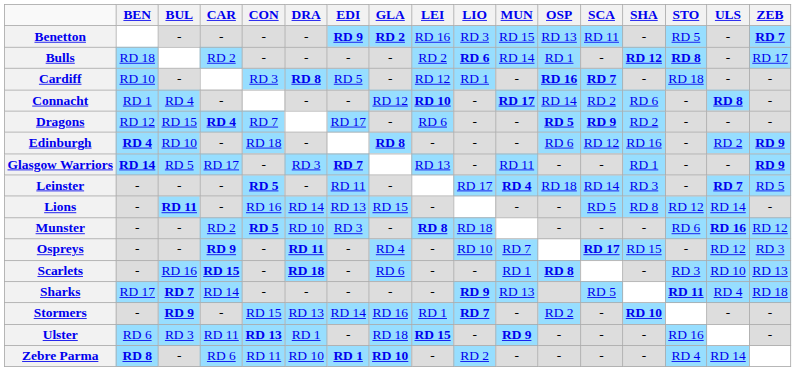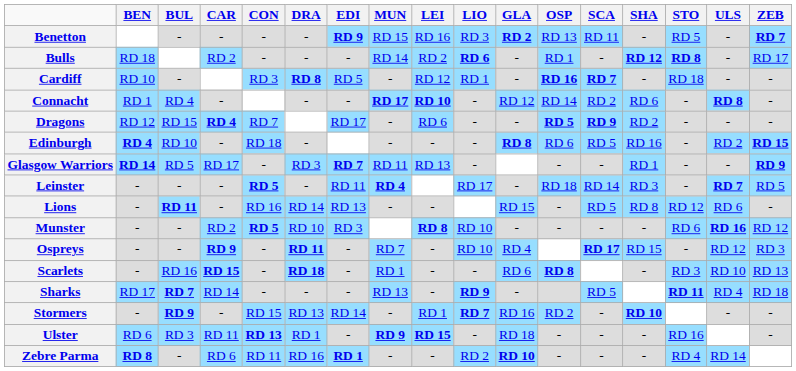columns swapped: (390, 15) <-> (517, 15)
(601, 143) RD 12 -> (601, 143) RD 5
(770, 143) RD 9 -> (770, 143) RD 15
(728, 206) RD 14 -> (728, 206) RD 6
(475, 228) RD 18 -> (475, 228) RD 10
(306, 356) RD 10 -> (306, 356) RD 16
